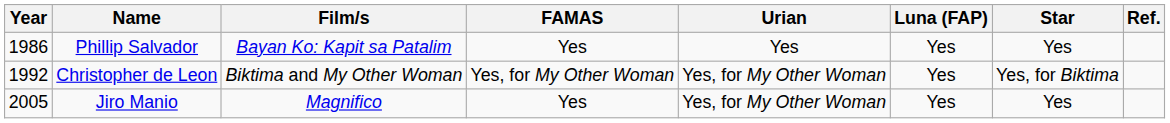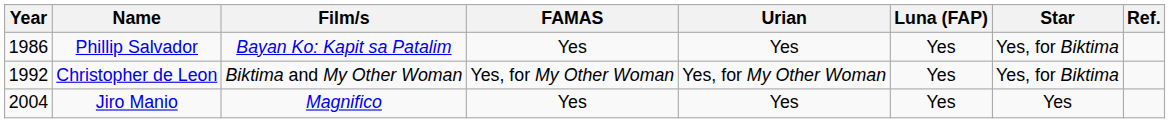(1057, 46) Yes -> (1057, 46) Yes, for Biktima
(28, 103) 2005 -> (28, 103) 2004
(784, 103) Yes, for My Other Woman -> (784, 103) Yes
